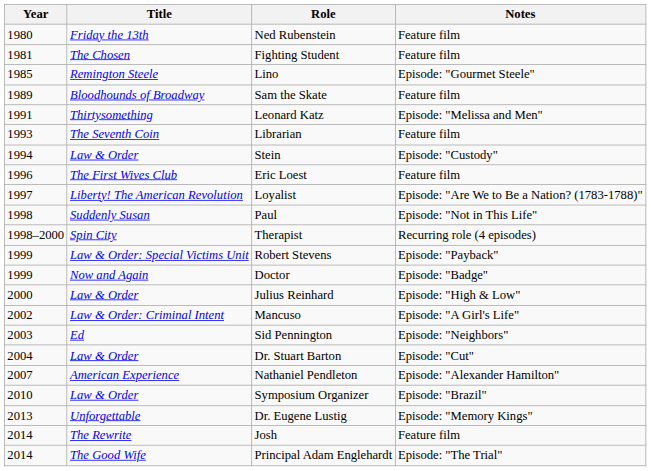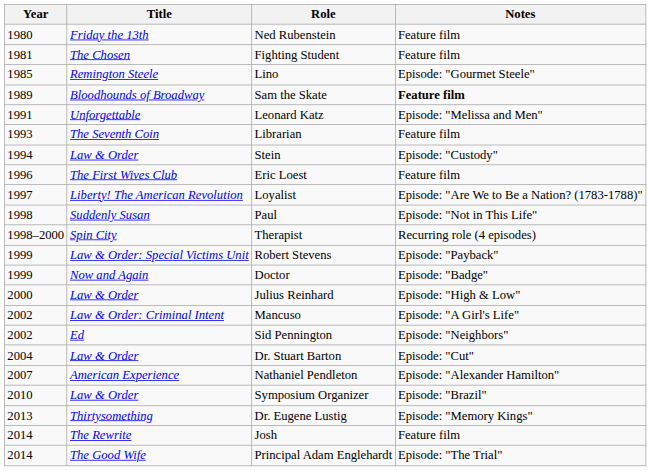(429, 94) normal -> (431, 94) bold
(111, 114) Thirtysomething -> (105, 114) Unforgettable
(20, 335) 2003 -> (20, 335) 2002
(105, 415) Unforgettable -> (111, 415) Thirtysomething
